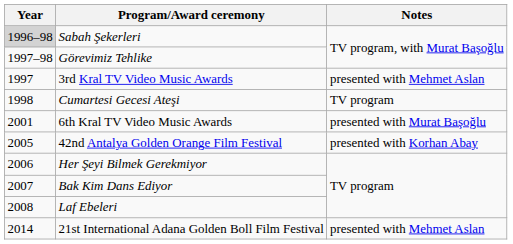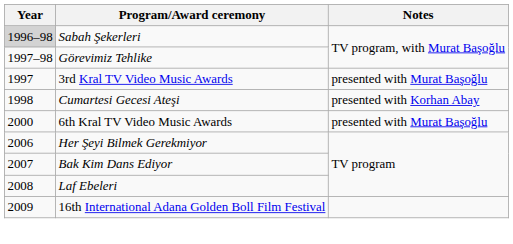(407, 79) presented with Mehmet Aslan -> (409, 79) presented with Murat Başoğlu
(362, 100) TV program -> (405, 100) presented with Korhan Abay
(20, 121) 2001 -> (20, 121) 2000
- row: (170, 143)
+ row: (192, 207)
- row: (191, 228)
